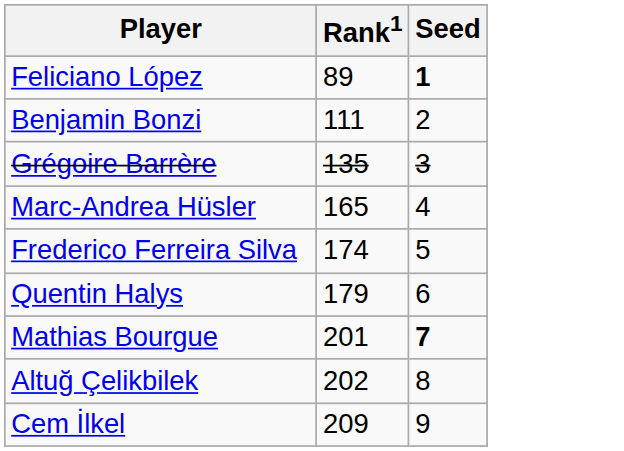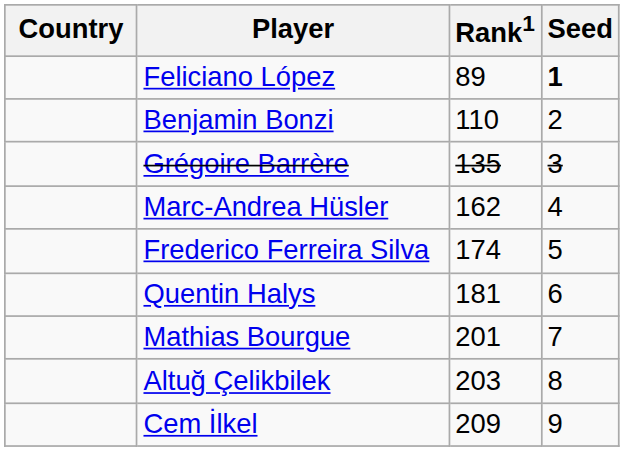+ column: (71, 29)
(344, 120) 111 -> (477, 120) 110
(346, 207) 165 -> (478, 207) 162
(346, 293) 179 -> (478, 293) 181
(423, 337) bold -> (555, 337) normal
(346, 380) 202 -> (478, 380) 203
